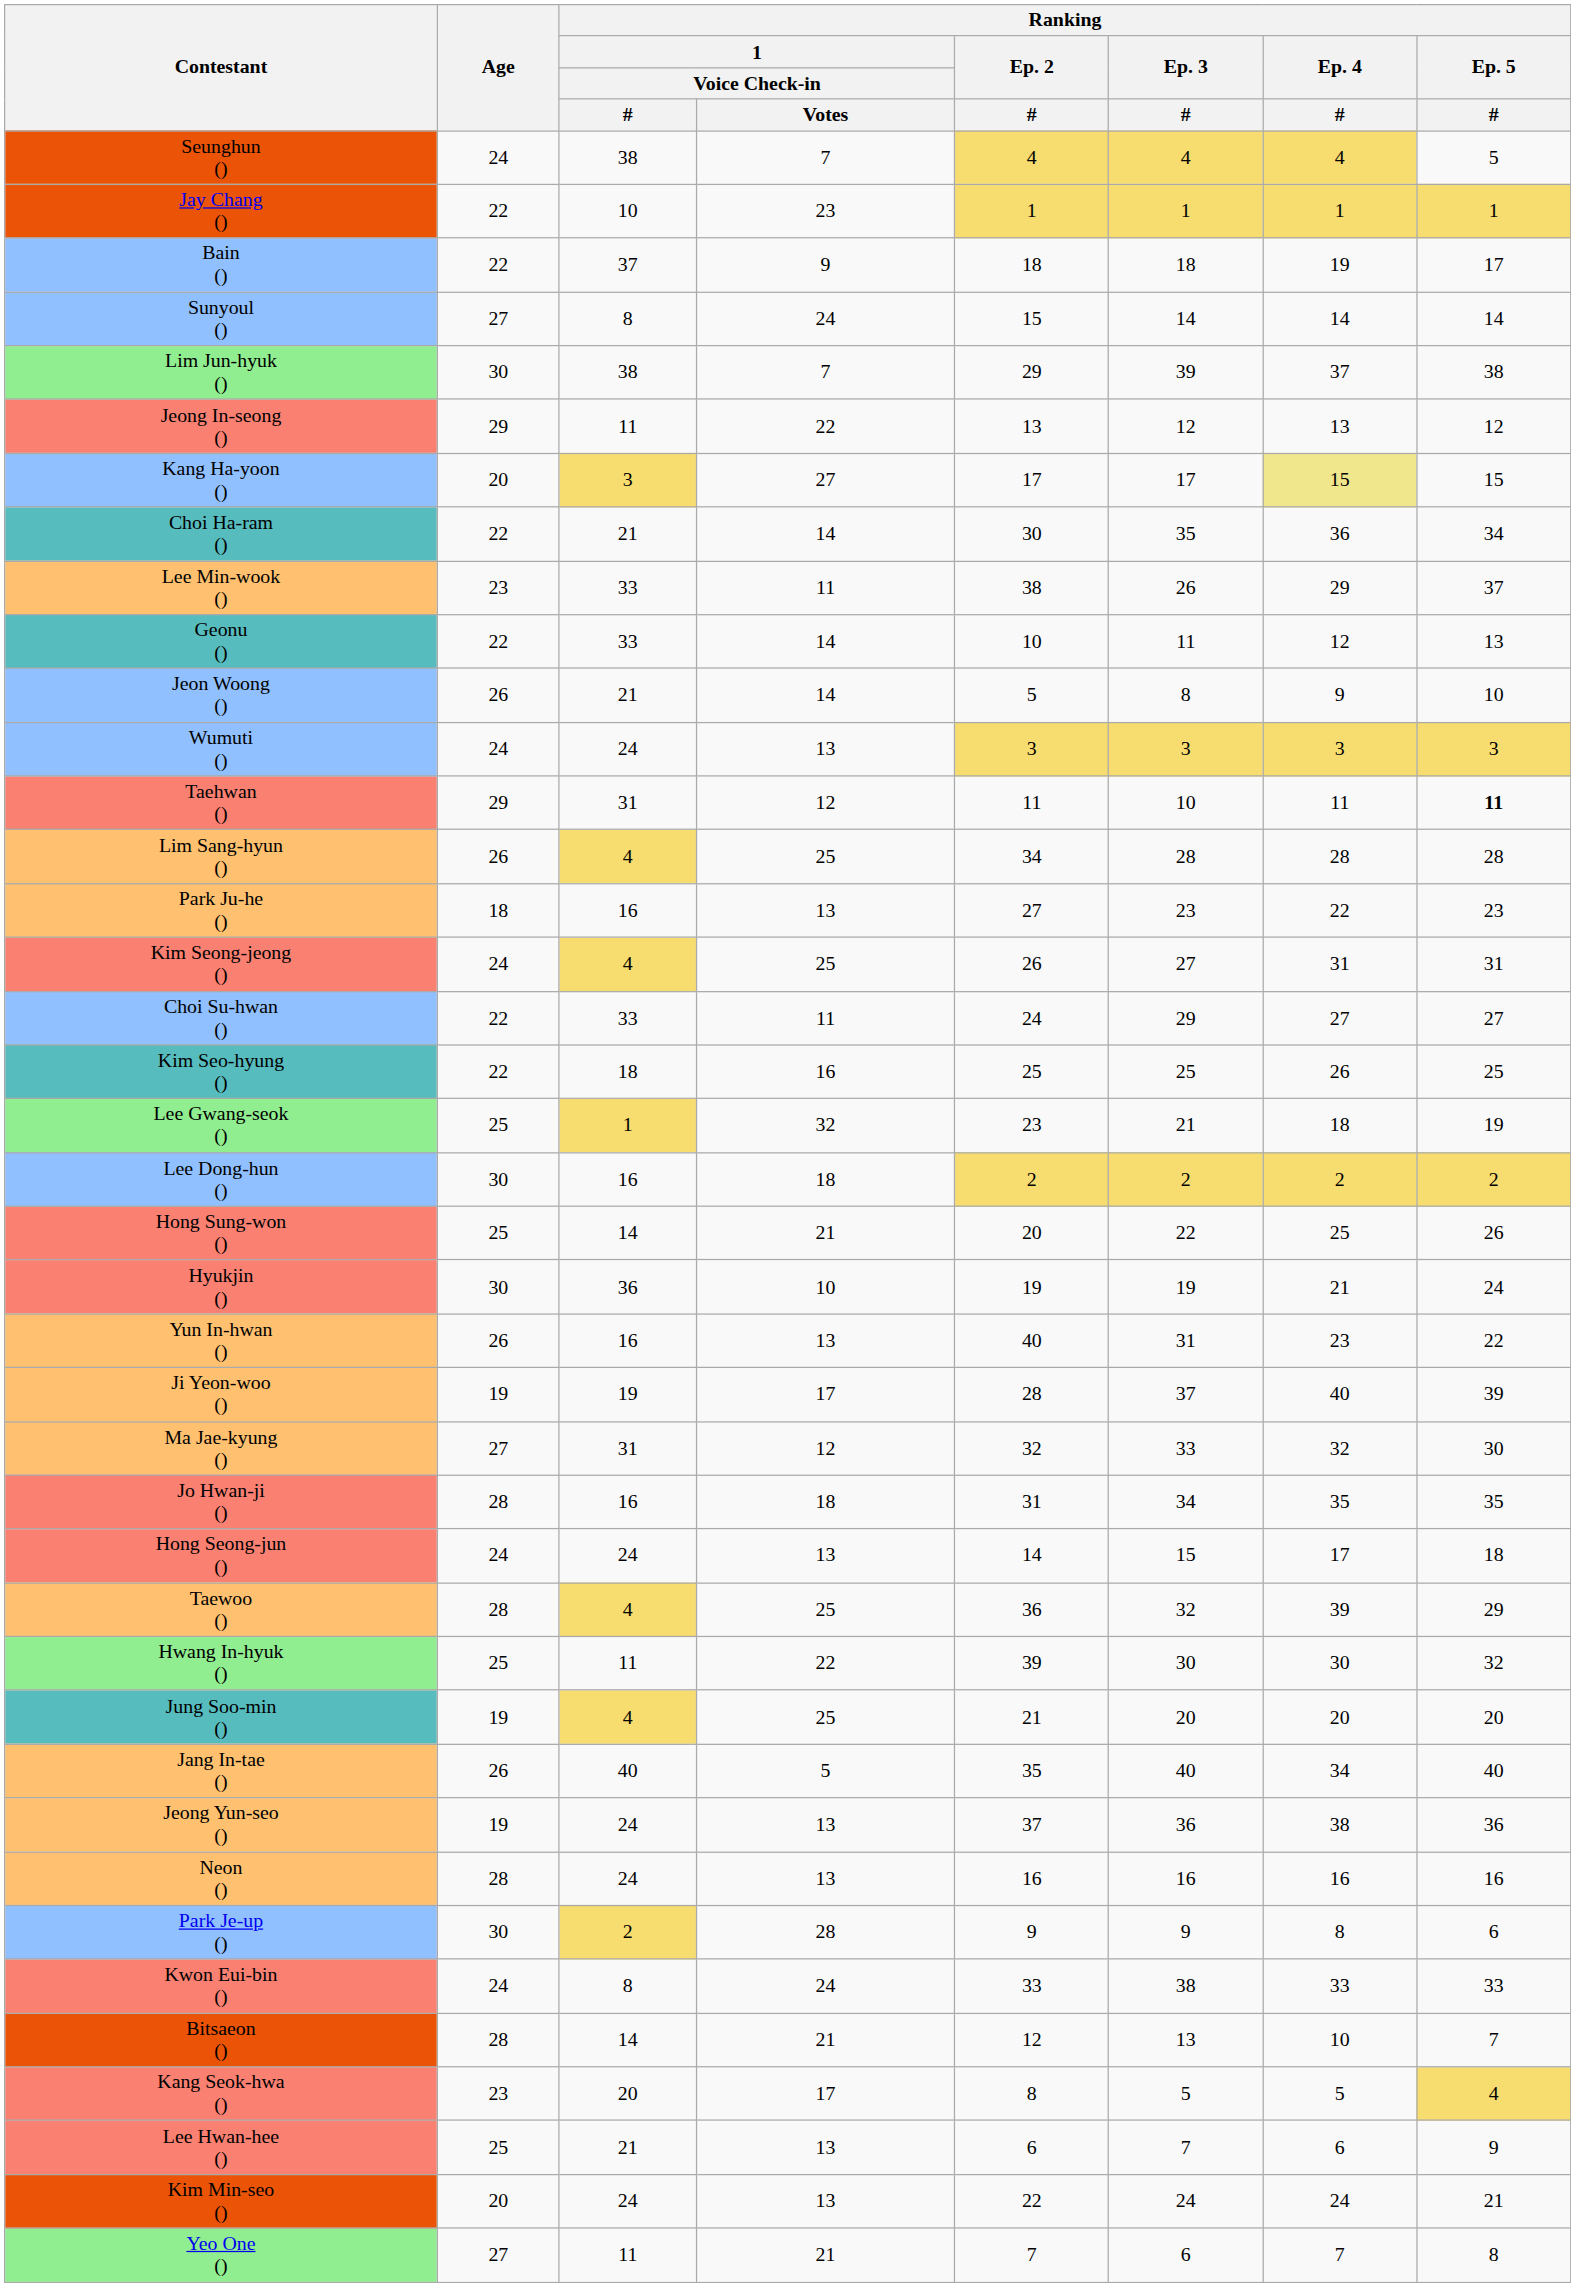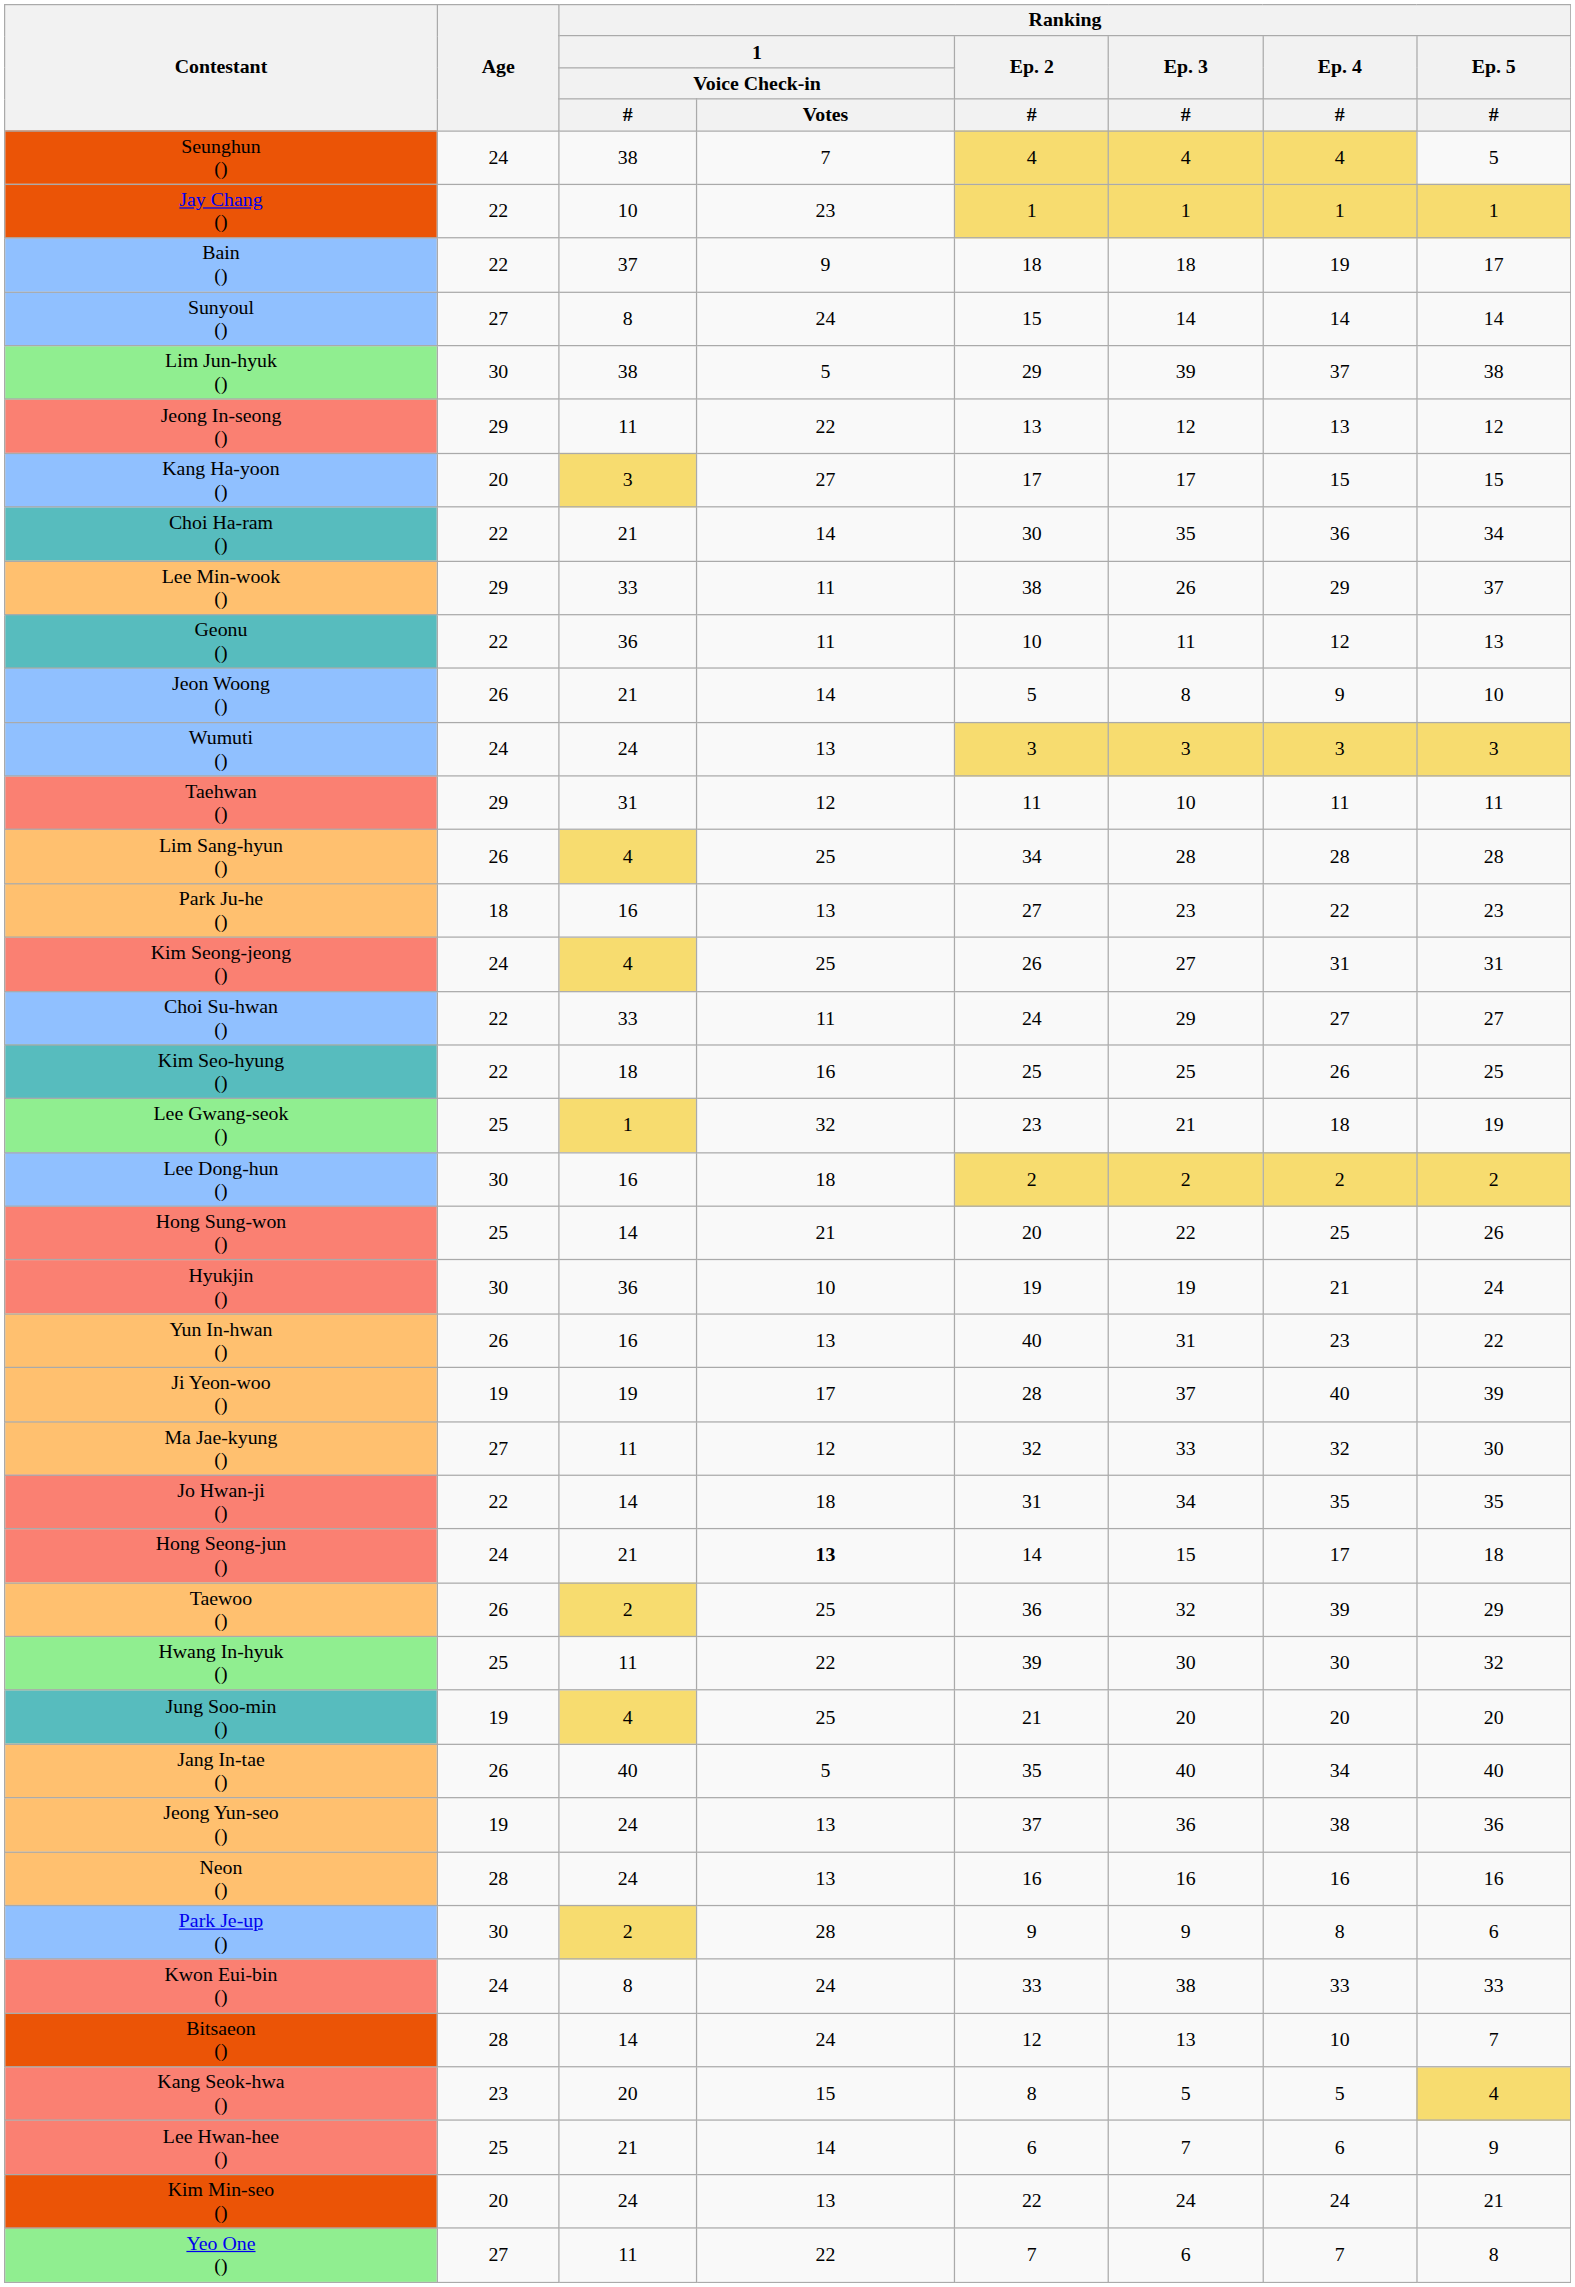(826, 372) 7 -> (826, 372) 5
(1340, 479) khaki background -> (1340, 479) no background
(498, 587) 23 -> (498, 587) 29
(628, 641) 33 -> (628, 641) 36
(826, 641) 14 -> (826, 641) 11
(1494, 802) bold -> (1494, 802) normal
(628, 1448) 31 -> (628, 1448) 11
(498, 1501) 28 -> (498, 1501) 22
(628, 1501) 16 -> (628, 1501) 14
(628, 1555) 24 -> (628, 1555) 21
(826, 1555) normal -> (826, 1555) bold
(498, 1609) 28 -> (498, 1609) 26
(628, 1609) 4 -> (628, 1609) 2
(826, 2039) 21 -> (826, 2039) 24
(826, 2093) 17 -> (826, 2093) 15
(826, 2147) 13 -> (826, 2147) 14
(826, 2254) 21 -> (826, 2254) 22
